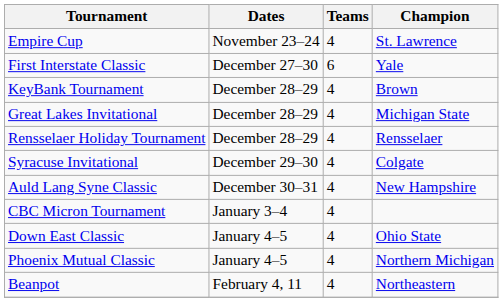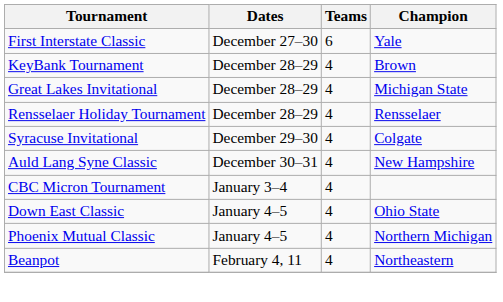- row: (45, 41)
